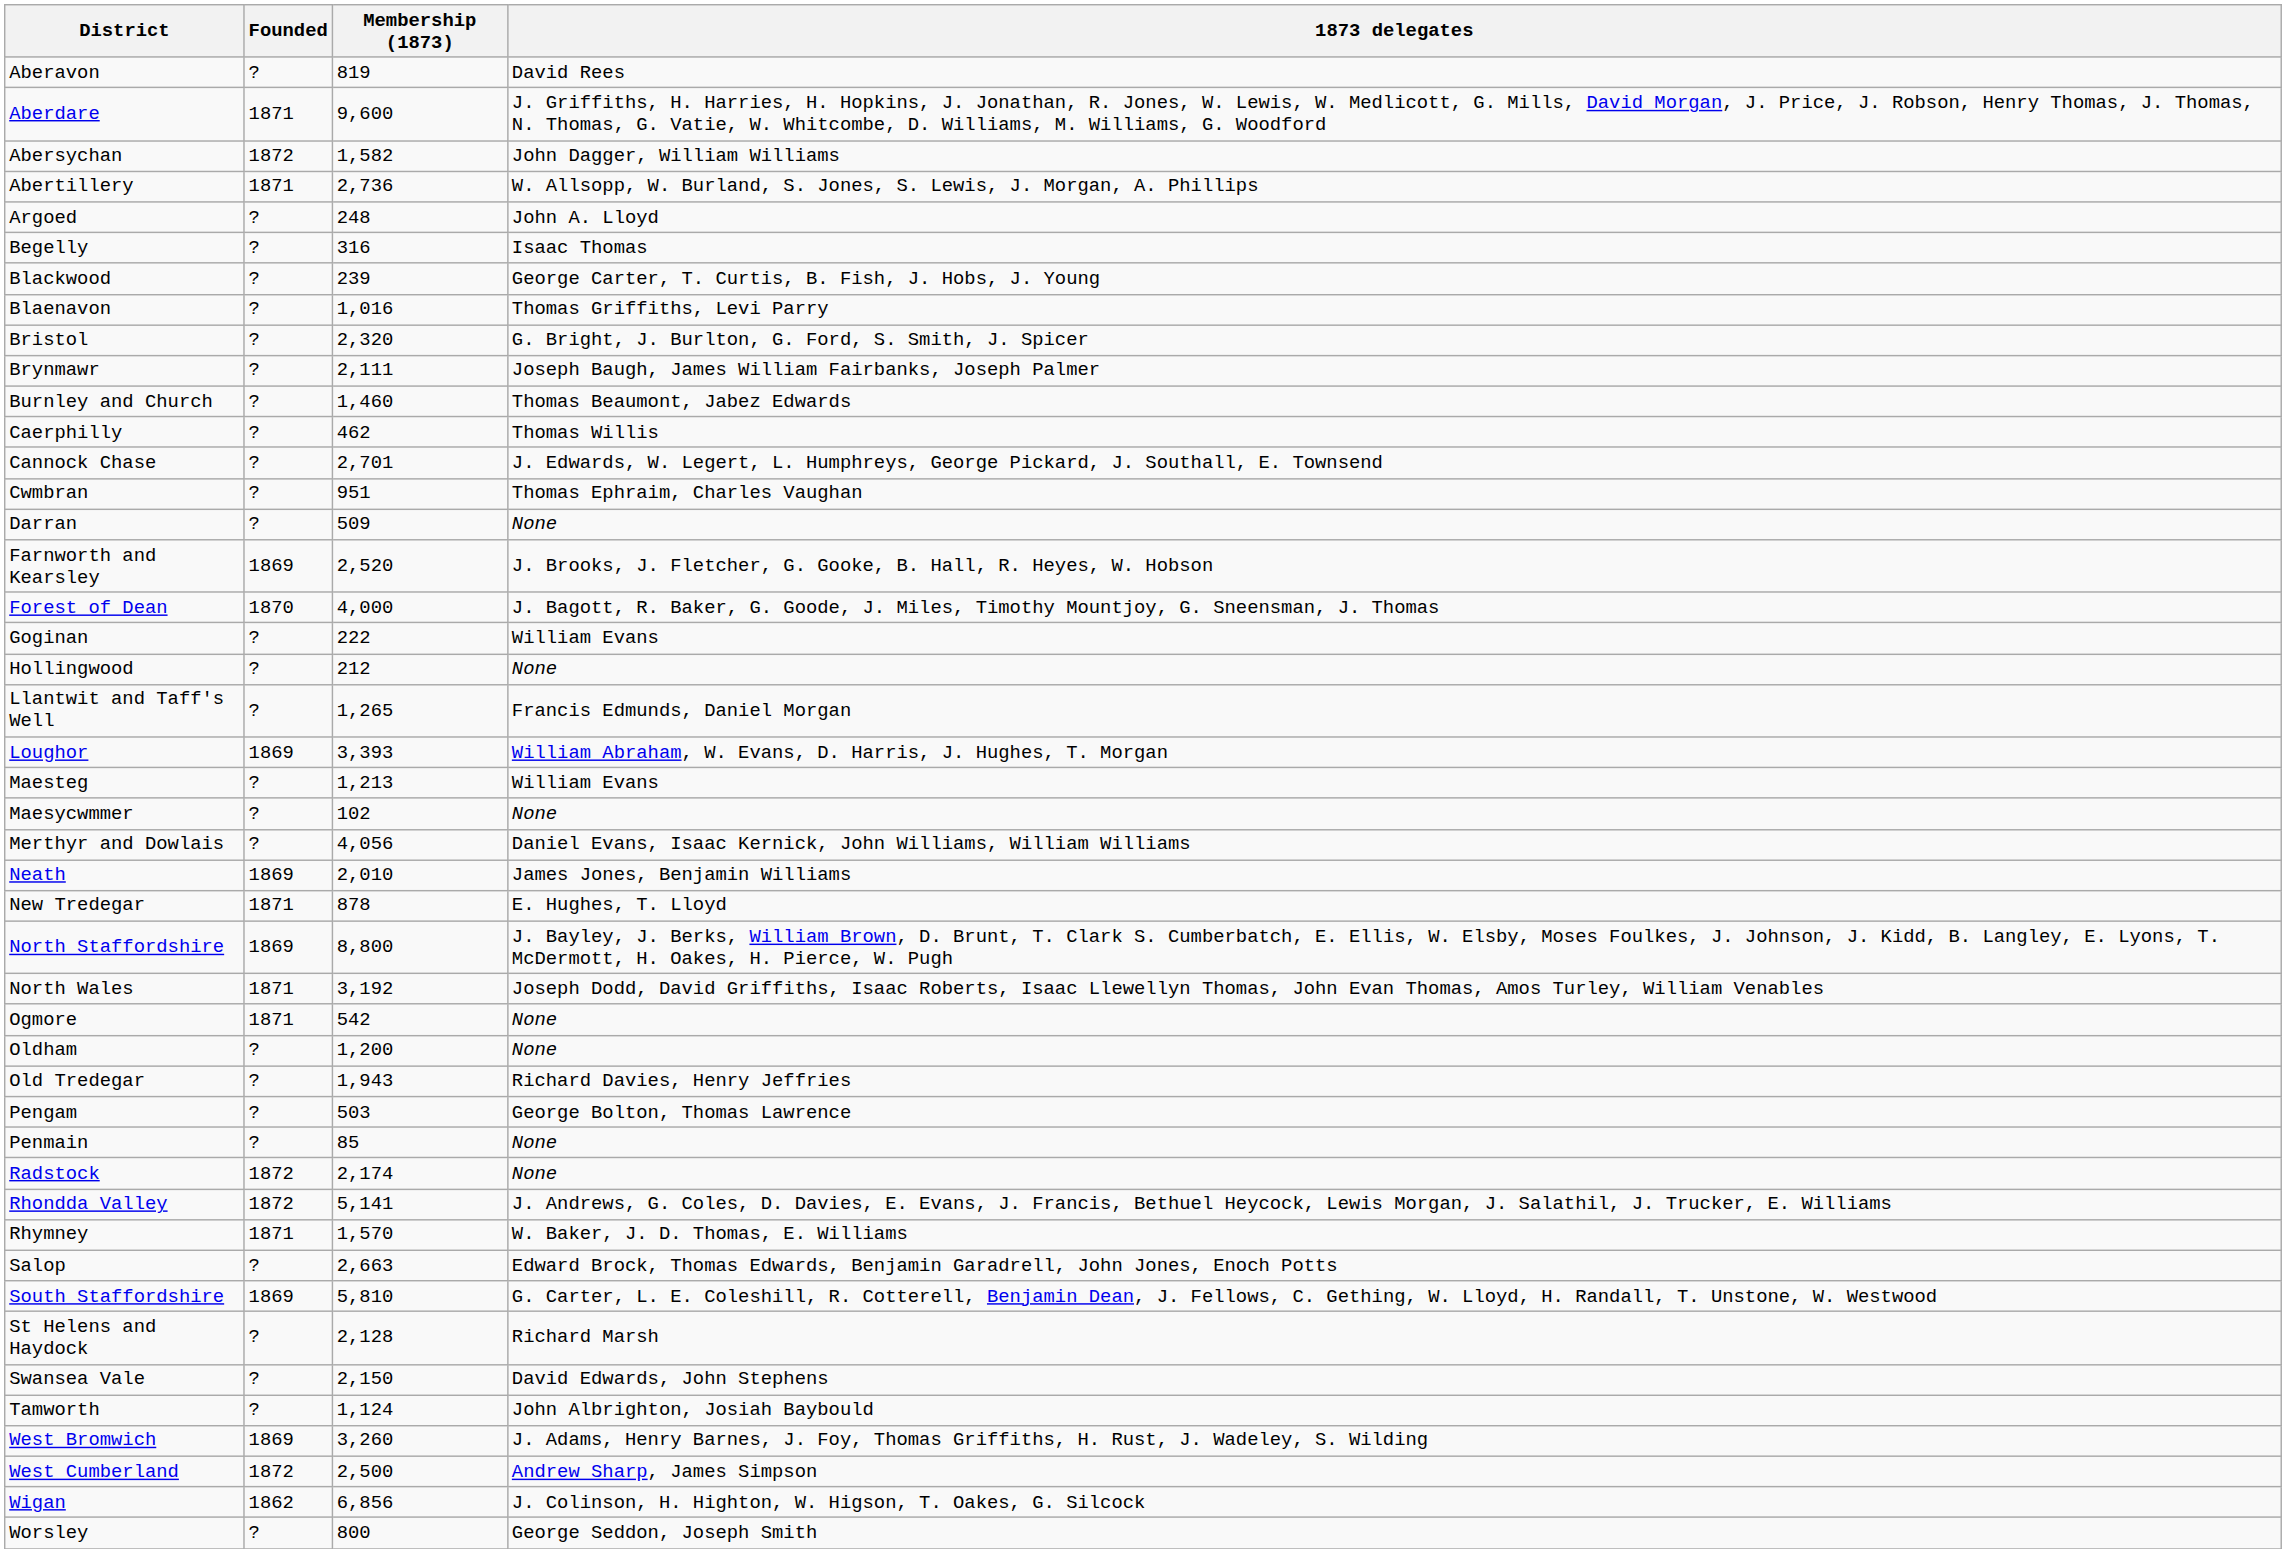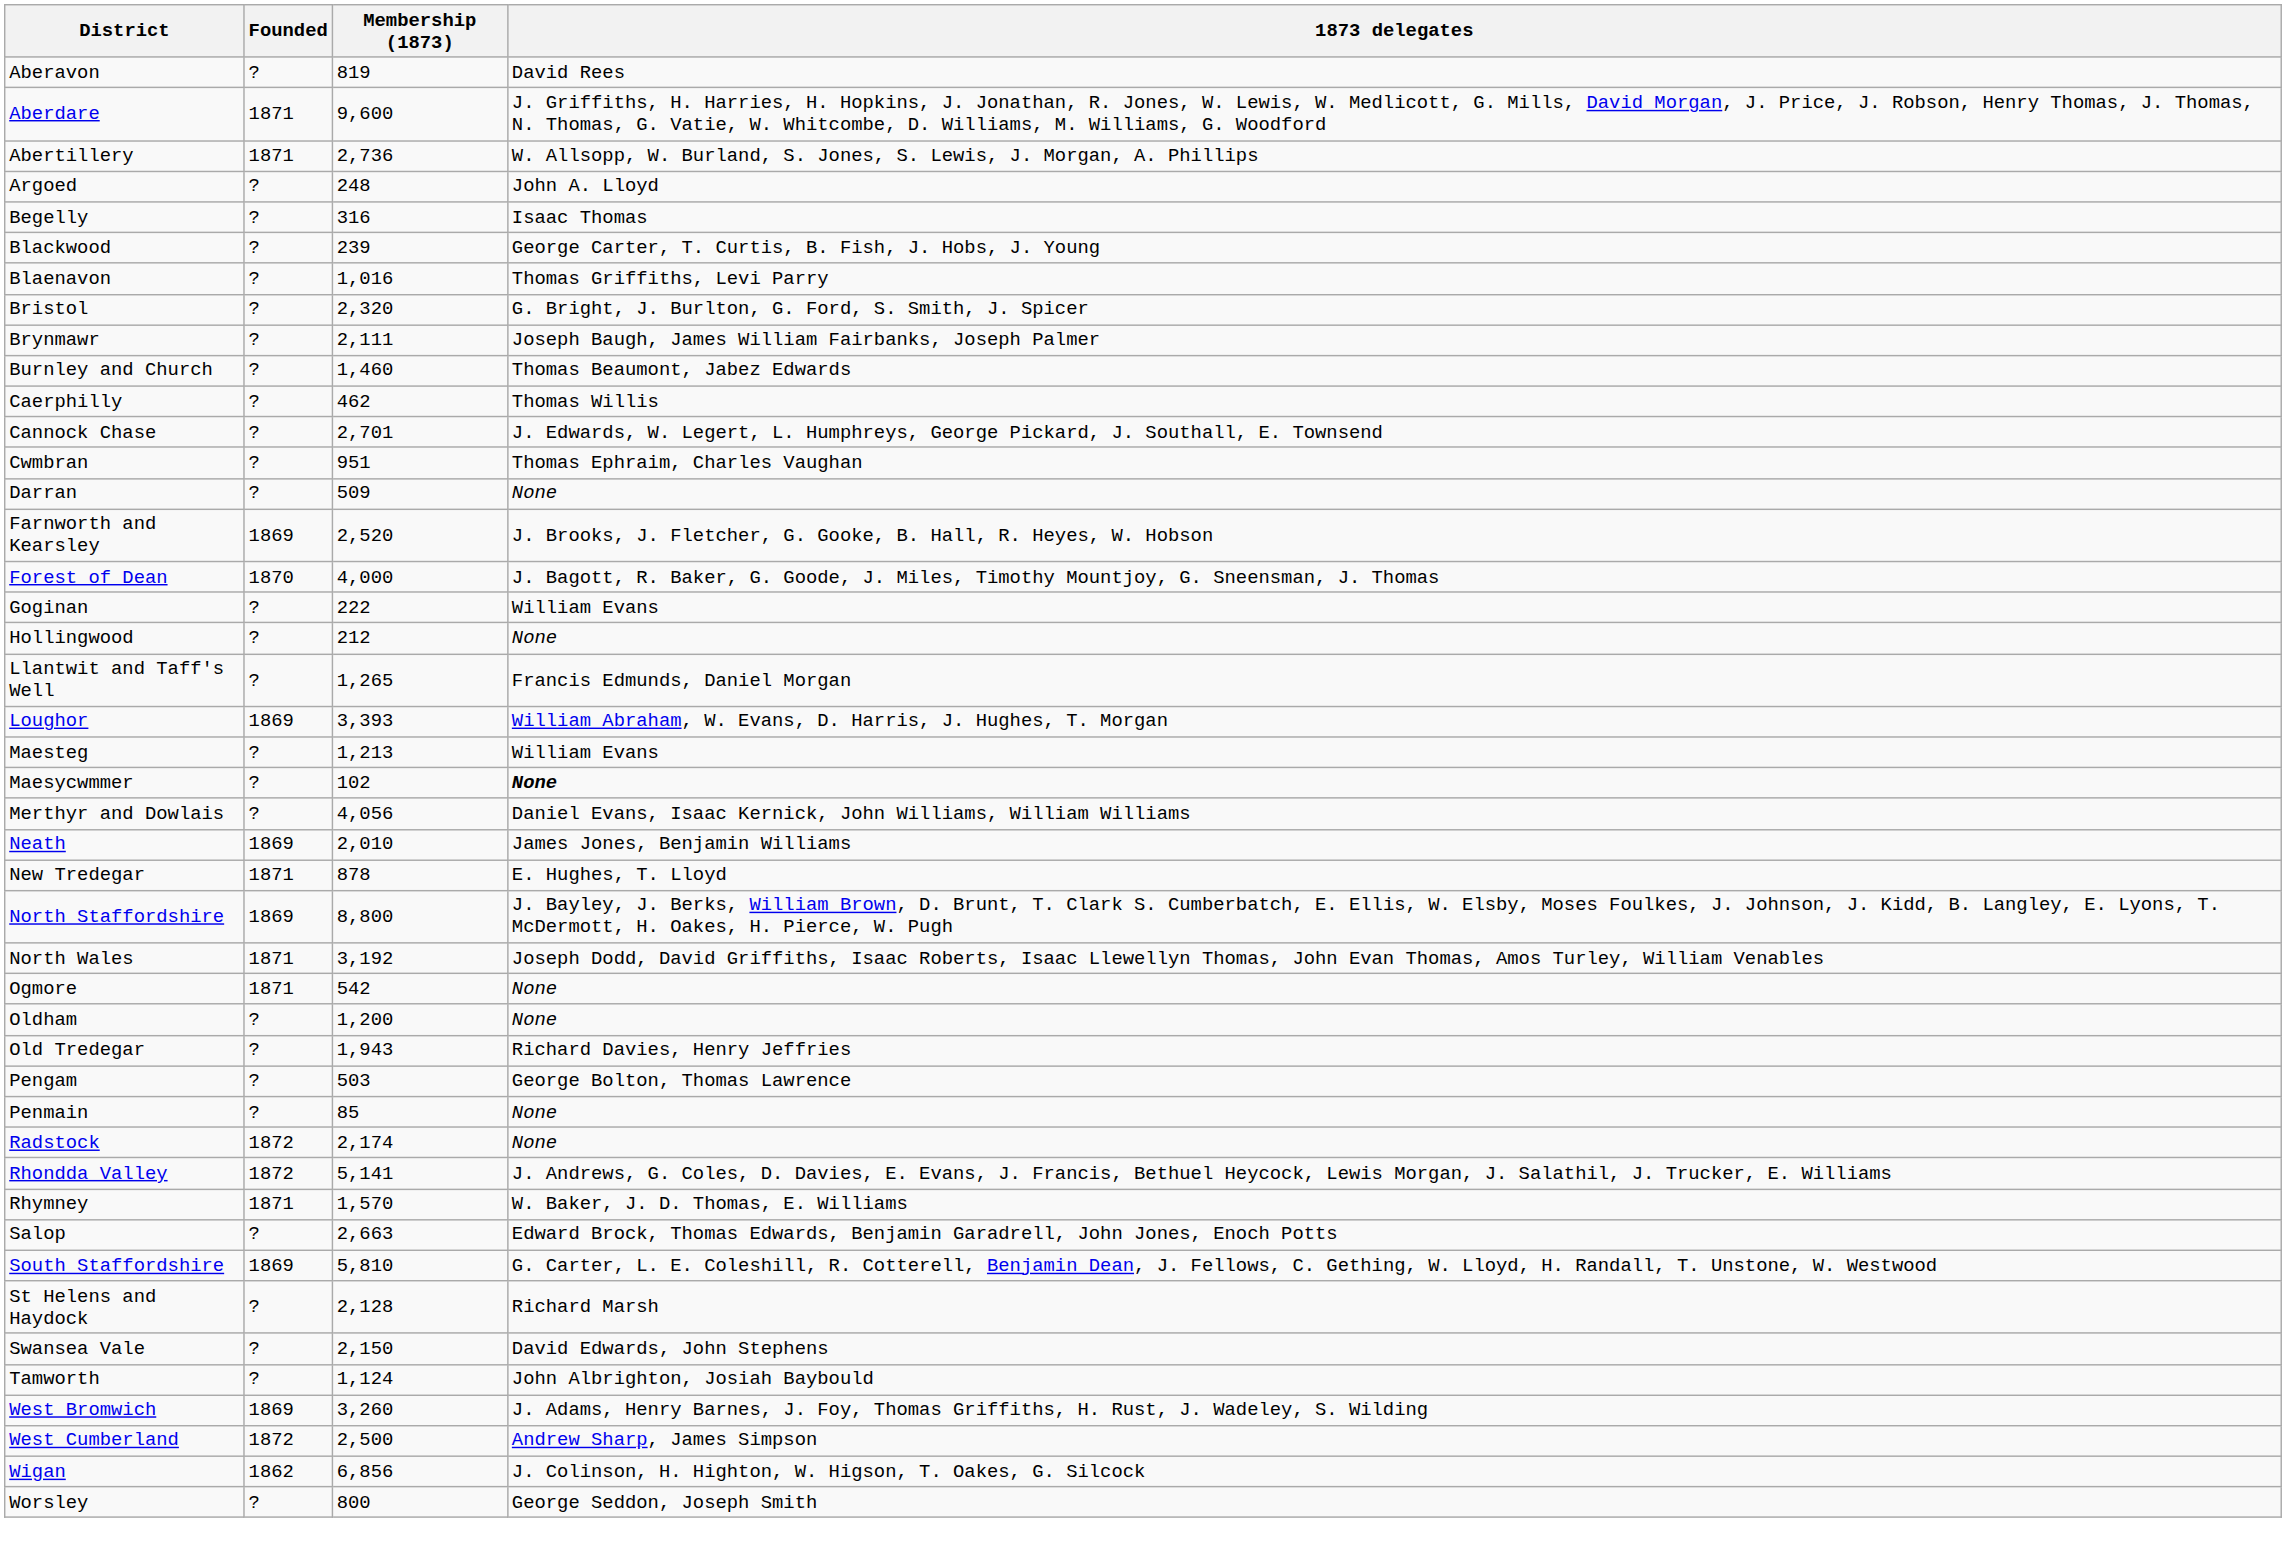- row: (66, 156)
(534, 814) normal -> (534, 783) bold
